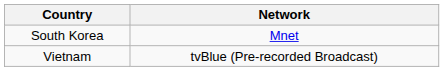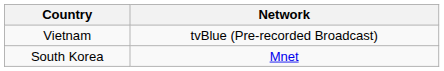rows swapped: (67, 36) <-> (67, 56)
